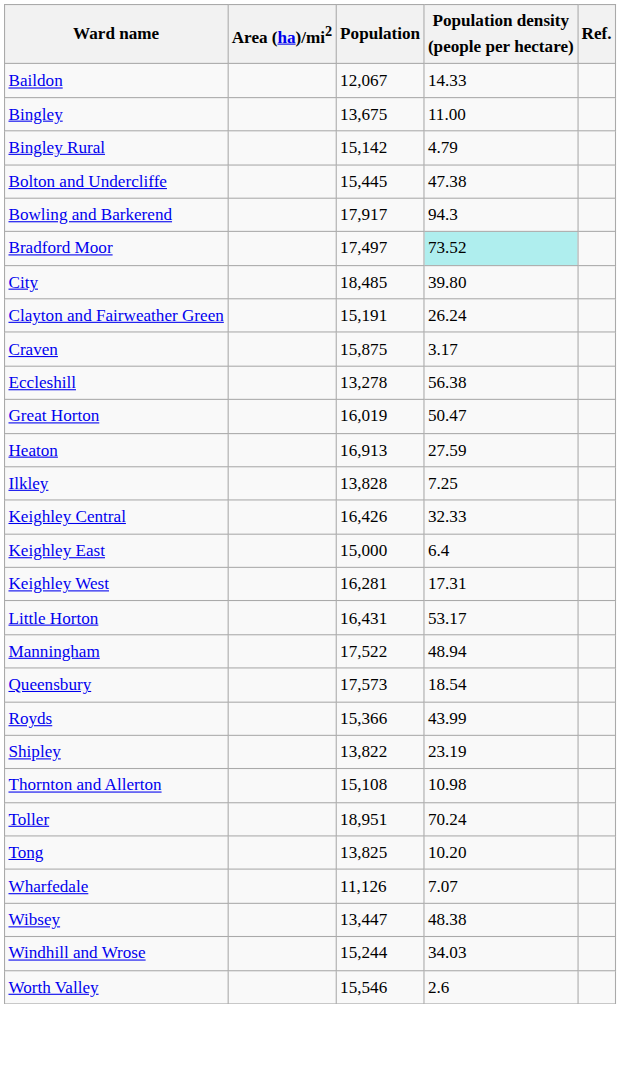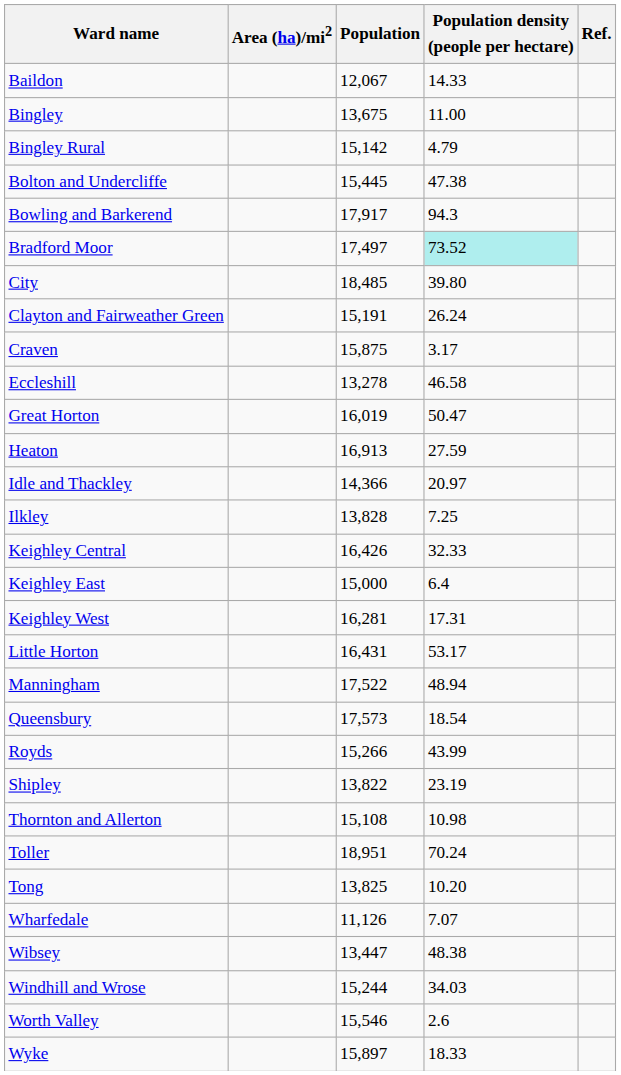(447, 382) 56.38 -> (447, 382) 46.58
+ row: (70, 483)
(364, 718) 15,366 -> (364, 751) 15,266
+ row: (28, 1054)
